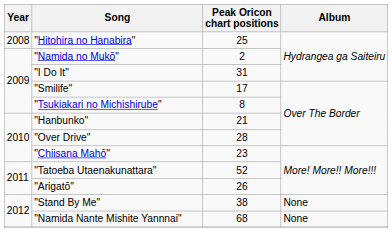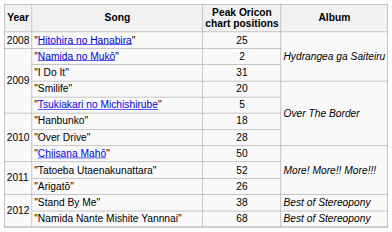(242, 89) 17 -> (242, 89) 20
(242, 105) 8 -> (242, 105) 5
(242, 121) 21 -> (242, 121) 18
(242, 154) 23 -> (242, 154) 50
(296, 202) None -> (327, 202) Best of Stereopony
(296, 219) None -> (327, 219) Best of Stereopony
